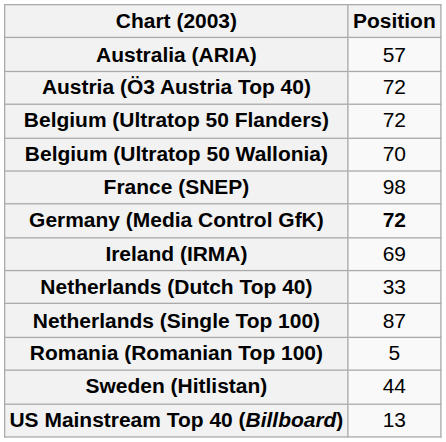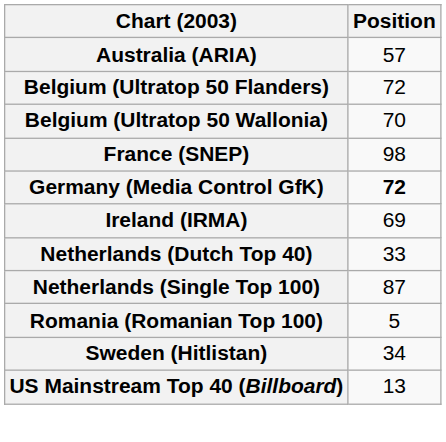- row: (176, 87)
(394, 386) 44 -> (394, 353) 34
